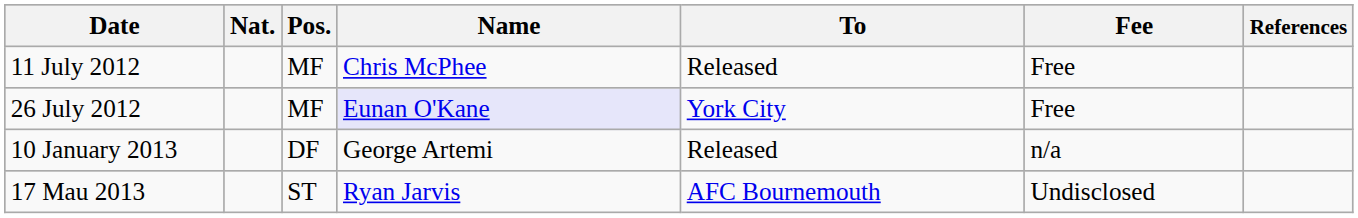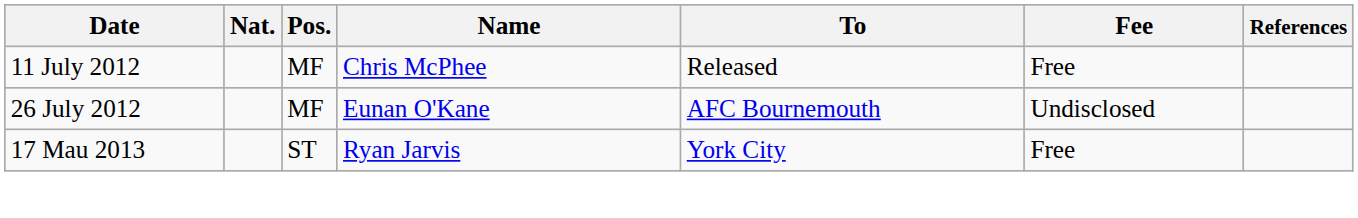(416, 108) lavender background -> (416, 108) no background
(736, 108) York City -> (784, 108) AFC Bournemouth
(1053, 108) Free -> (1093, 108) Undisclosed
- row: (94, 150)
(784, 191) AFC Bournemouth -> (736, 150) York City
(1093, 191) Undisclosed -> (1053, 150) Free
